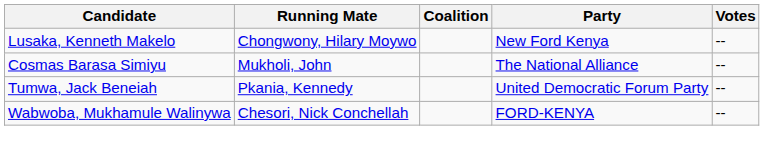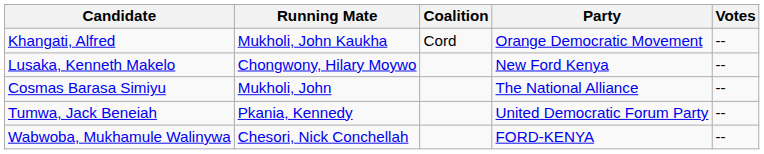+ row: (62, 40)
